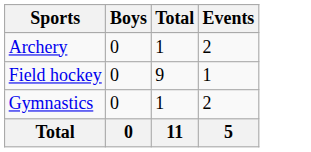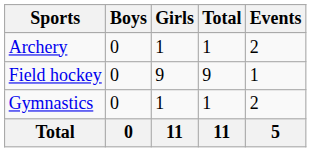+ column: (175, 18)
